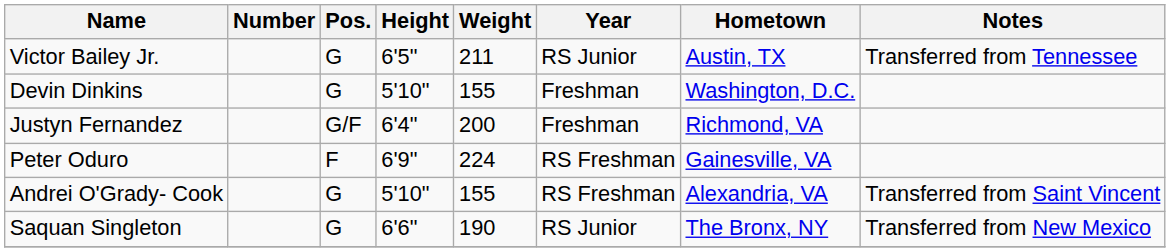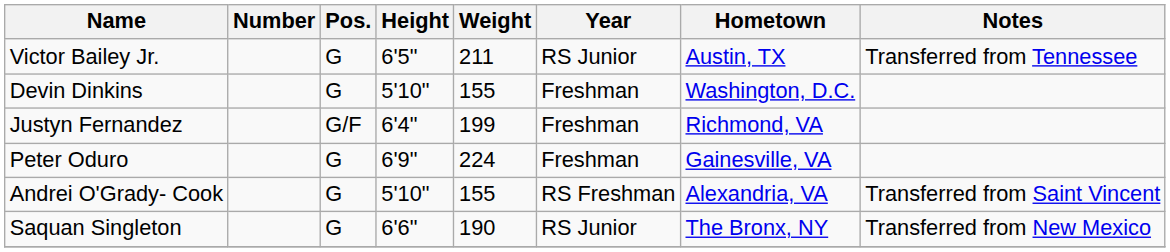(477, 125) 200 -> (477, 125) 199
(332, 159) F -> (334, 159) G
(608, 159) RS Freshman -> (590, 159) Freshman
